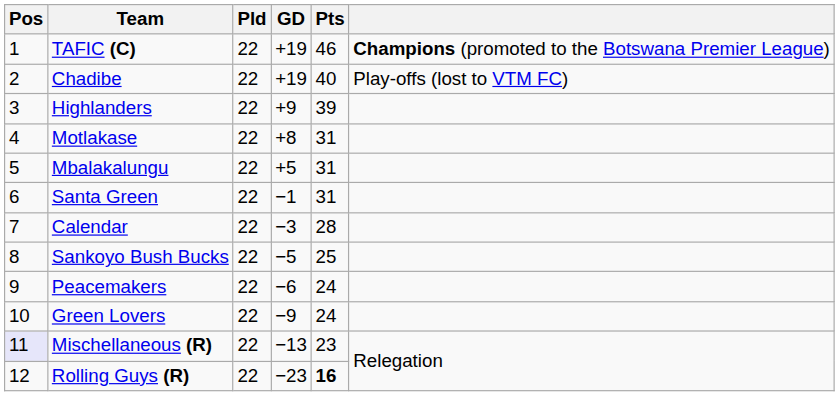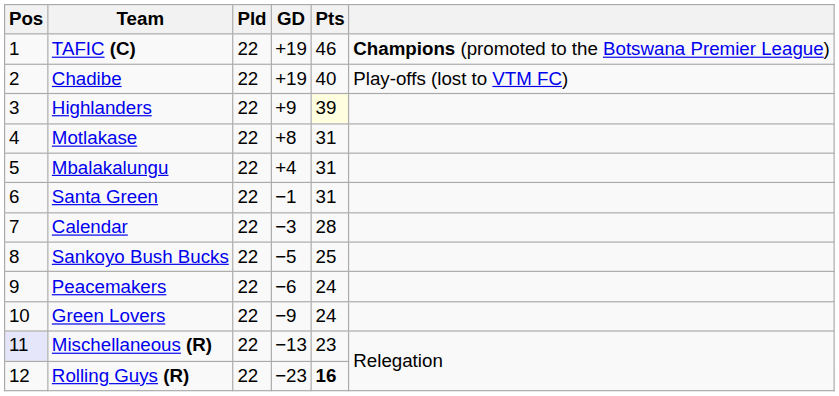(326, 108) no background -> (326, 108) lightyellow background
(286, 167) +5 -> (286, 167) +4
